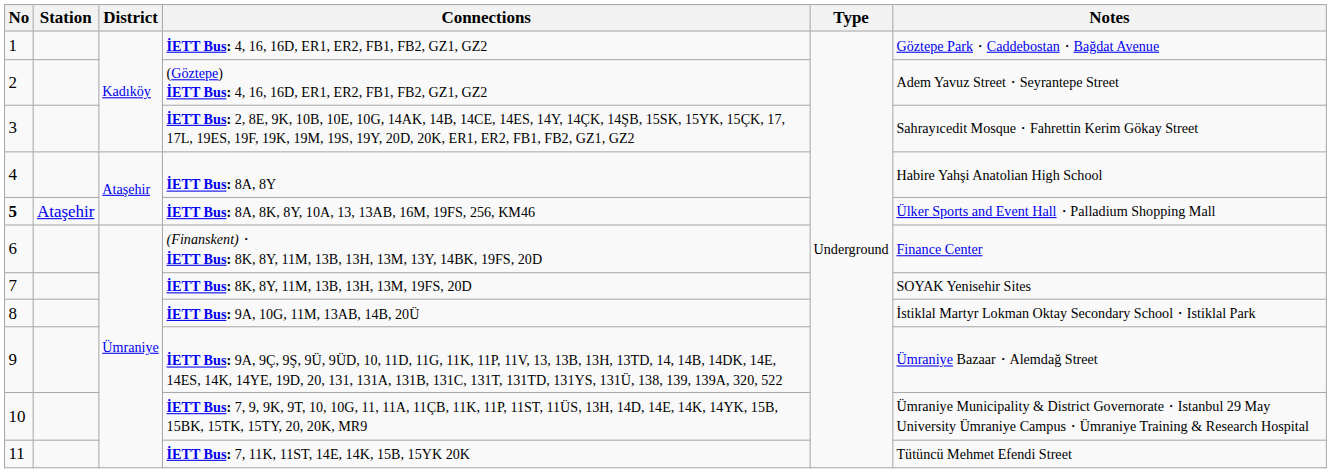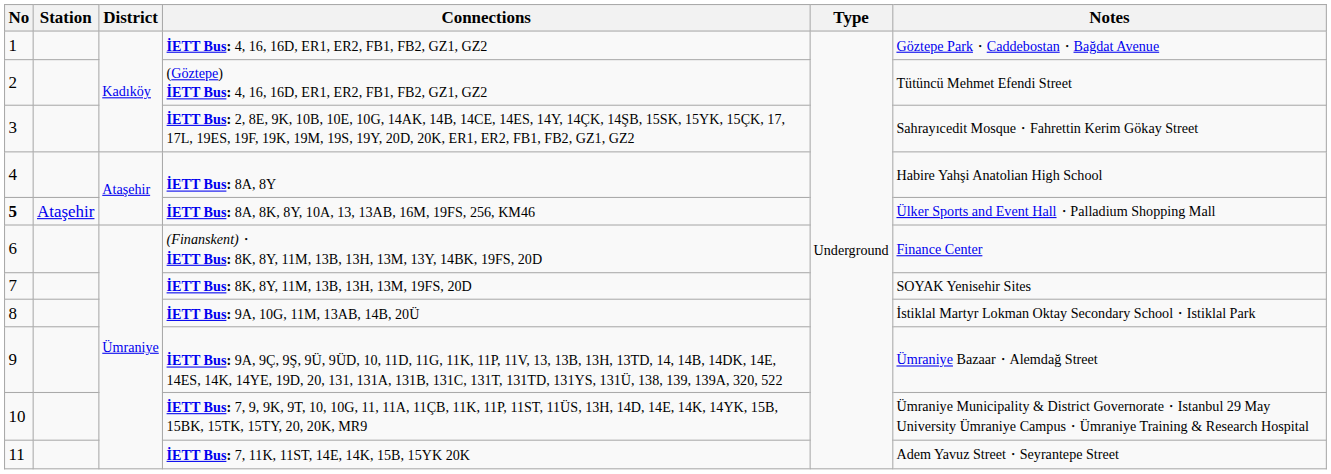(1008, 82) Adem Yavuz Street・Seyrantepe Street -> (984, 83) Tütüncü Mehmet Efendi Street
(984, 454) Tütüncü Mehmet Efendi Street -> (1008, 454) Adem Yavuz Street・Seyrantepe Street
